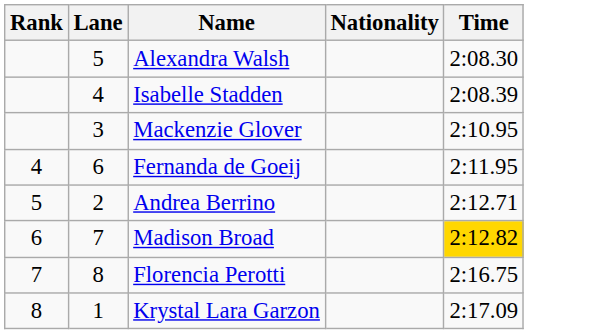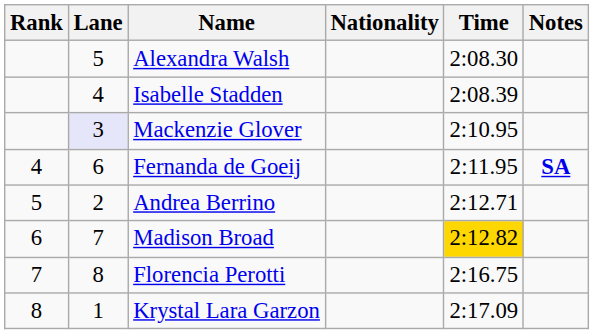+ column: (556, 22)
(98, 130) no background -> (98, 130) lavender background
